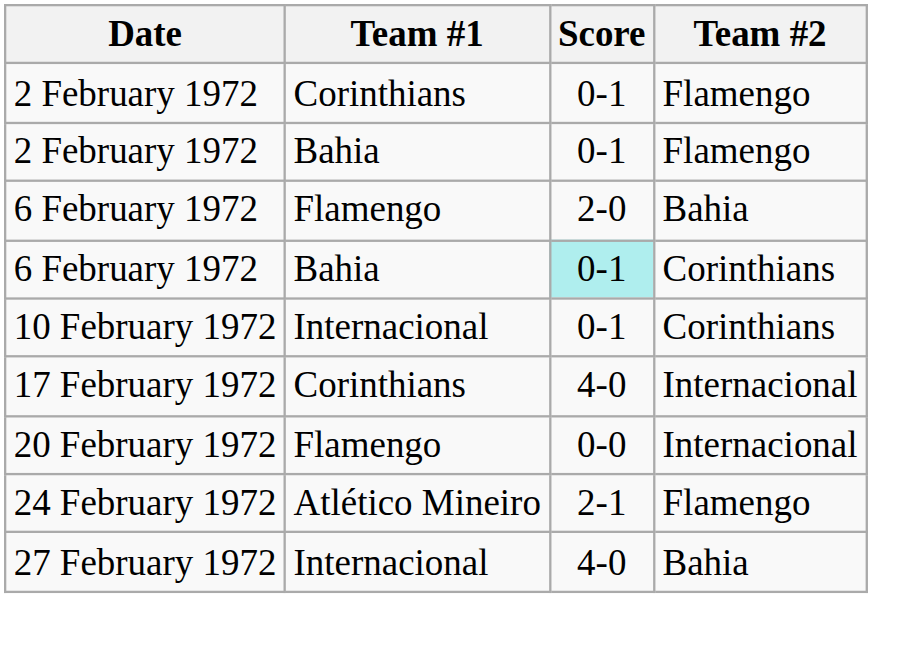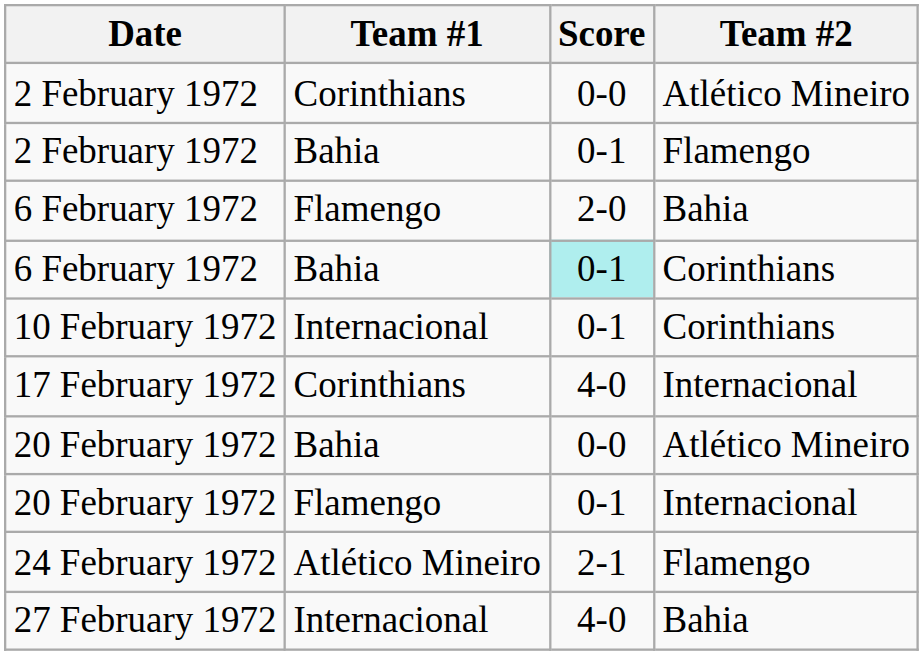(602, 92) 0-1 -> (602, 92) 0-0
(736, 92) Flamengo -> (786, 92) Atlético Mineiro
+ row: (145, 444)
(602, 444) 0-0 -> (602, 502) 0-1
